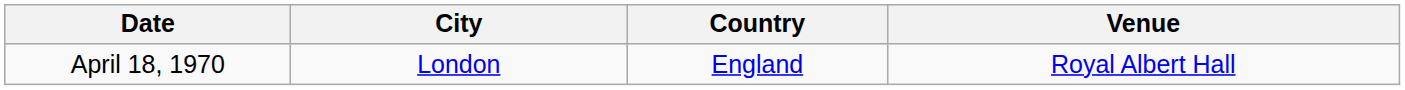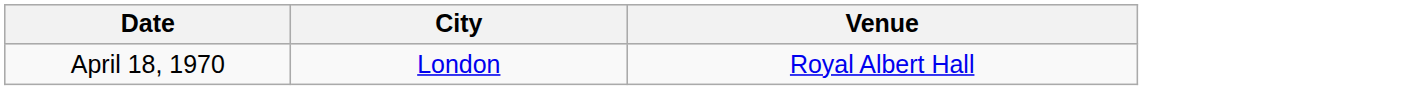- column: (757, 24)
